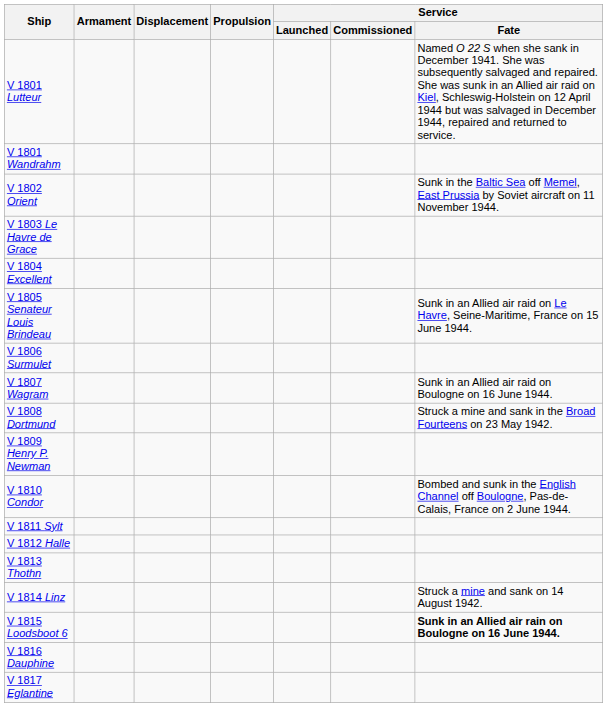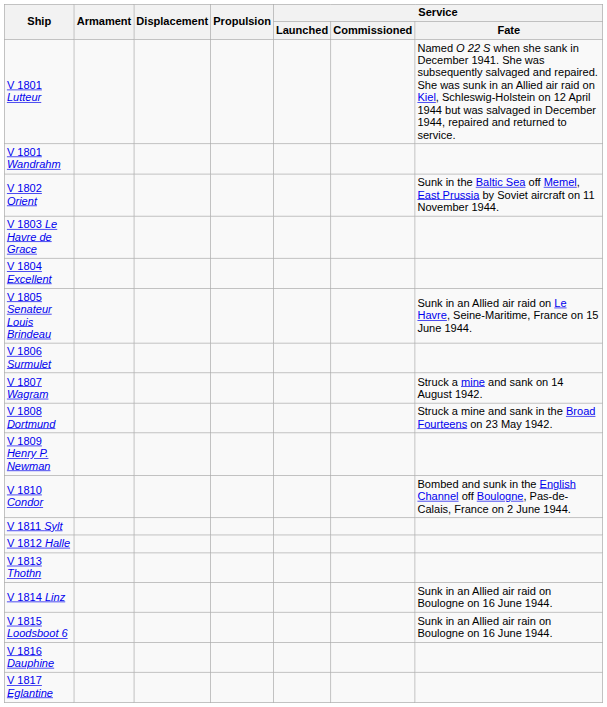(485, 388) Sunk in an Allied air raid on Boulogne on 16 June 1944. -> (490, 388) Struck a mine and sank on 14 August 1942.
(490, 597) Struck a mine and sank on 14 August 1942. -> (485, 597) Sunk in an Allied air raid on Boulogne on 16 June 1944.
(490, 627) bold -> (485, 627) normal
